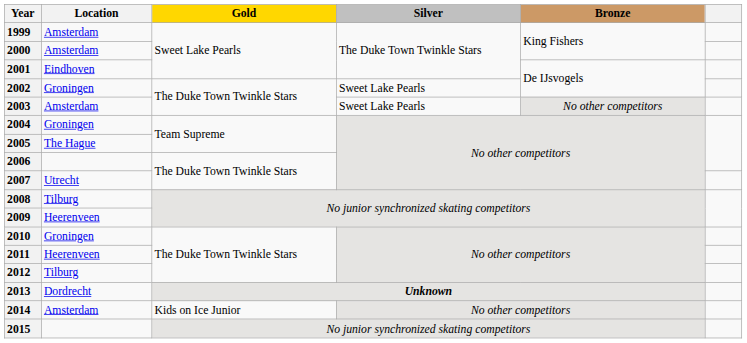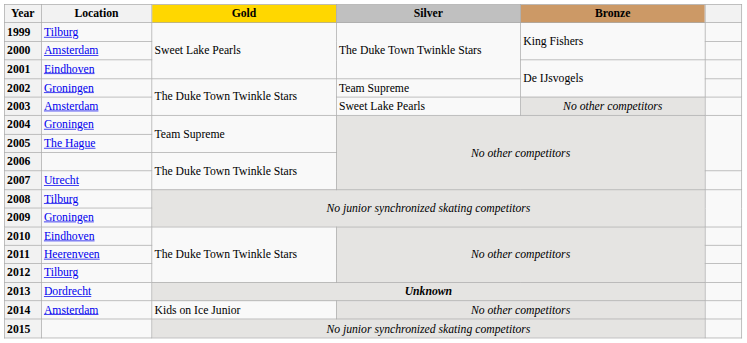(71, 32) Amsterdam -> (61, 32) Tilburg
(382, 87) Sweet Lake Pearls -> (374, 87) Team Supreme
(72, 217) Heerenveen -> (69, 217) Groningen
(69, 236) Groningen -> (69, 236) Eindhoven
